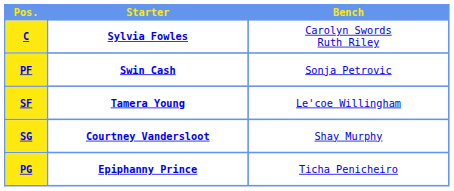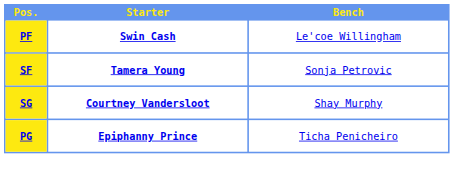- row: (26, 36)
(348, 70) Sonja Petrovic -> (348, 36) Le'coe Willingham
(348, 103) Le'coe Willingham -> (348, 70) Sonja Petrovic
